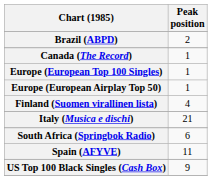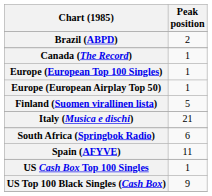(187, 103) 4 -> (187, 103) 5
+ row: (86, 167)
